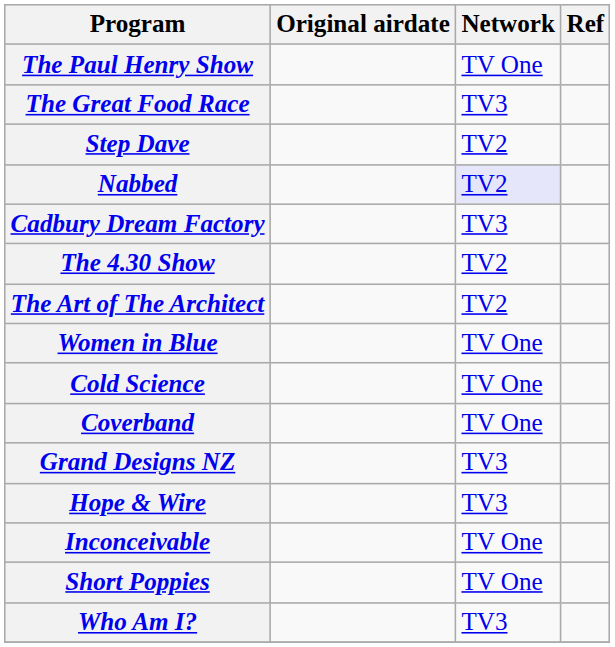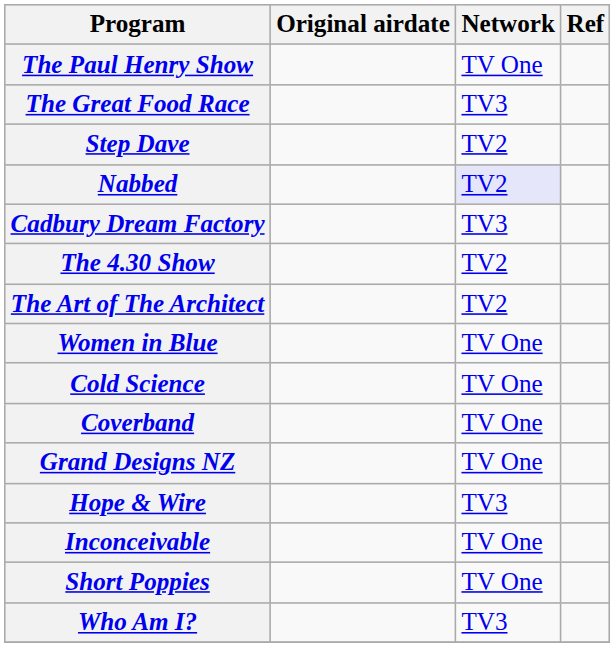(484, 462) TV3 -> (502, 462) TV One
